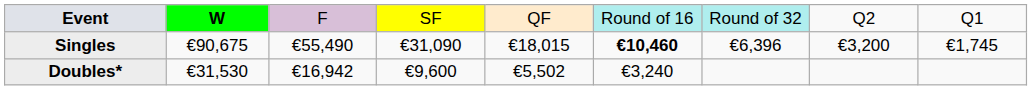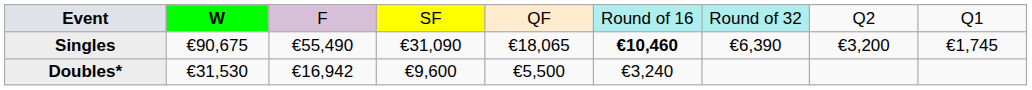(539, 45) €18,015 -> (539, 45) €18,065
(756, 45) €6,396 -> (756, 45) €6,390
(539, 72) €5,502 -> (539, 72) €5,500
